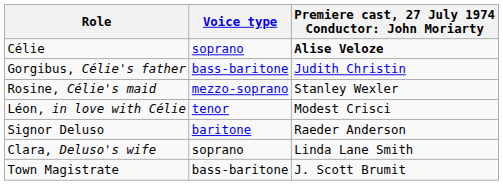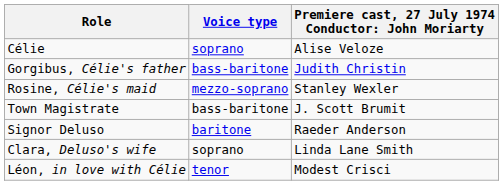(339, 49) bold -> (339, 49) normal
rows swapped: (97, 109) <-> (63, 170)
